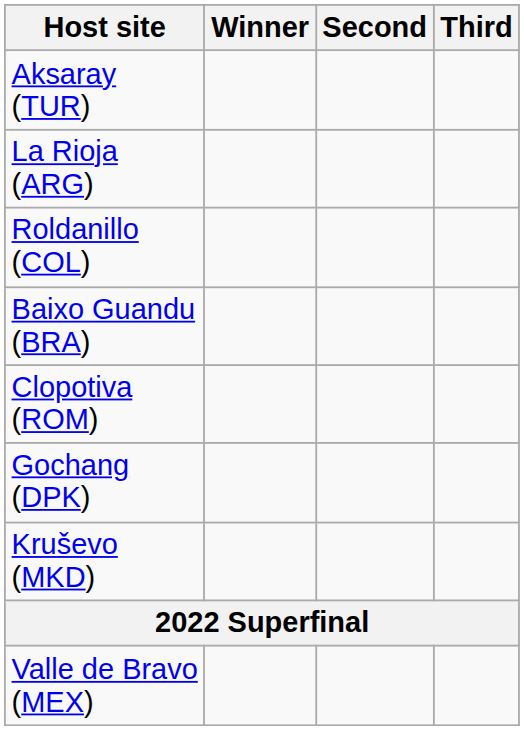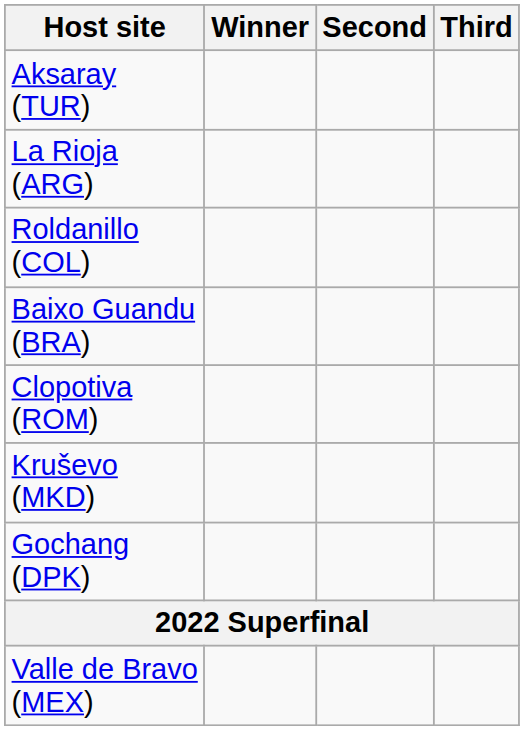rows swapped: (65, 560) <-> (70, 482)
